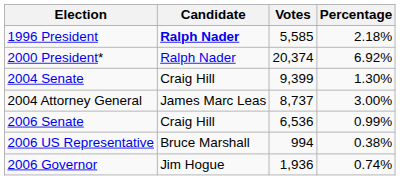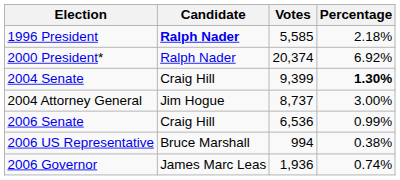(373, 79) normal -> (373, 79) bold
(213, 100) James Marc Leas -> (192, 100) Jim Hogue
(192, 164) Jim Hogue -> (213, 164) James Marc Leas
